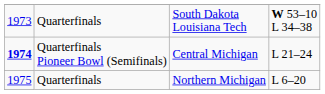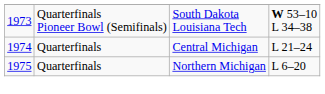(69, 20) Quarterfinals -> (102, 20) Quarterfinals Pioneer Bowl (Semifinals)
(19, 53) bold -> (19, 47) normal
(102, 53) Quarterfinals Pioneer Bowl (Semifinals) -> (69, 47) Quarterfinals
